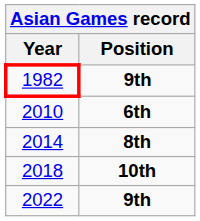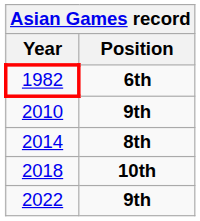(138, 80) 9th -> (138, 80) 6th
(137, 111) 6th -> (137, 111) 9th
